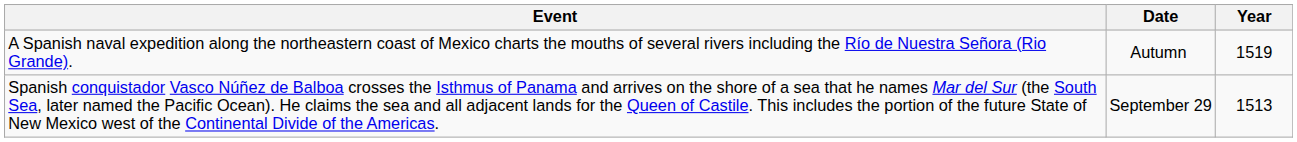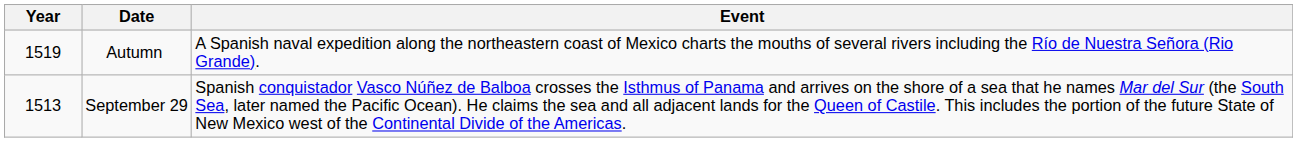columns swapped: (1254, 17) <-> (555, 17)
